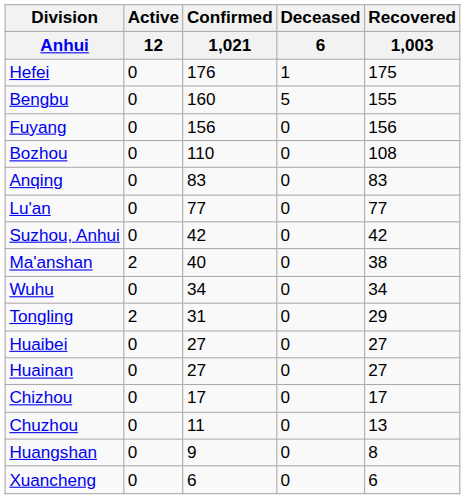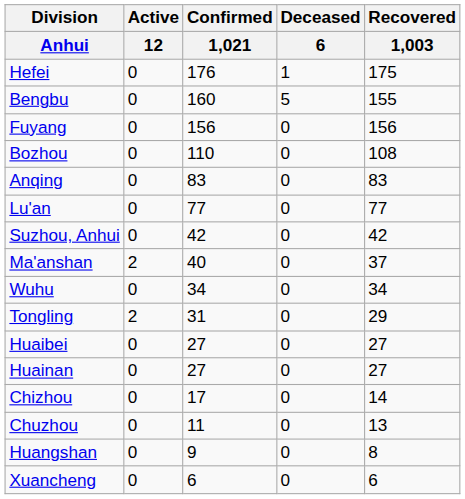(378, 262) 38 -> (378, 262) 37
(378, 398) 17 -> (378, 398) 14
